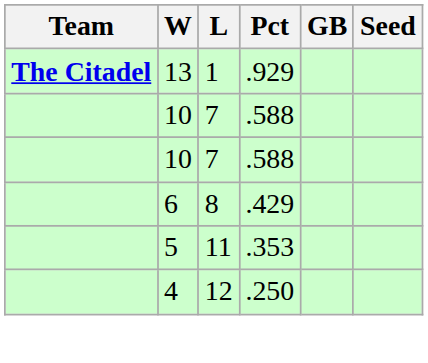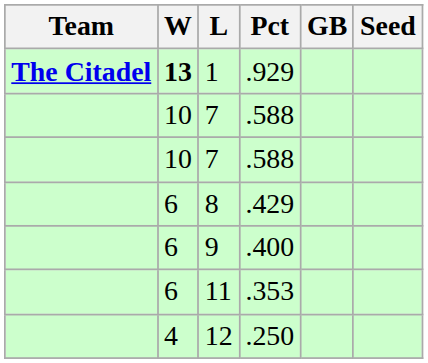(178, 70) normal -> (178, 70) bold
+ row: (212, 247)
(171, 247) 5 -> (171, 291) 6
